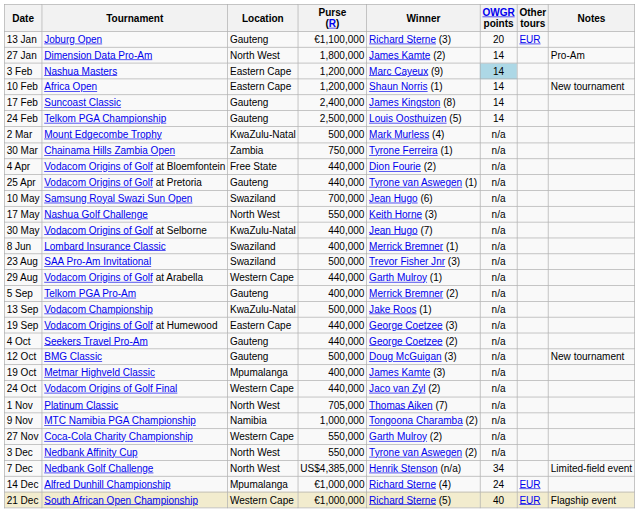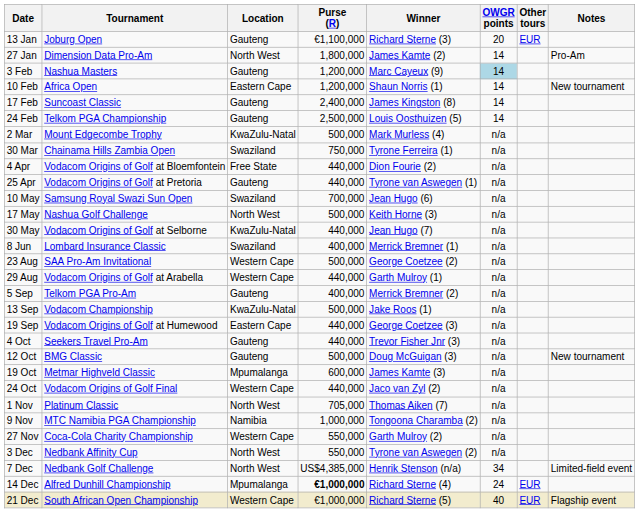(261, 71) Eastern Cape -> (249, 71) Gauteng
(247, 151) Zambia -> (253, 151) Swaziland
(346, 214) 550,000 -> (346, 214) 500,000
(253, 262) Swaziland -> (262, 262) Western Cape
(415, 262) Trevor Fisher Jnr (3) -> (413, 262) George Coetzee (2)
(413, 341) George Coetzee (2) -> (415, 341) Trevor Fisher Jnr (3)
(346, 373) 400,000 -> (346, 373) 600,000
(339, 484) normal -> (339, 484) bold
